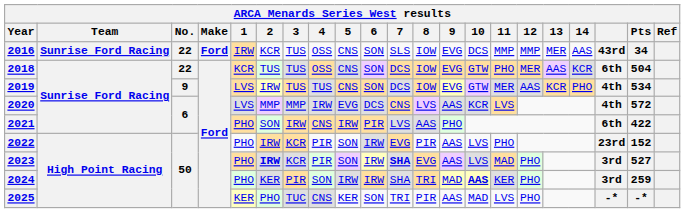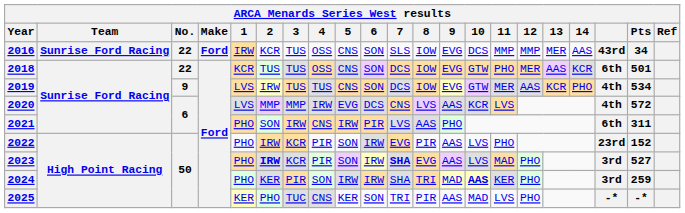(641, 69) 504 -> (641, 69) 501
(641, 124) 422 -> (641, 124) 311
